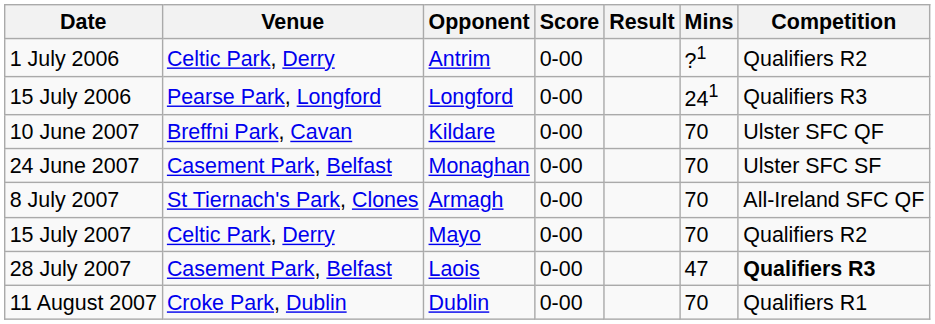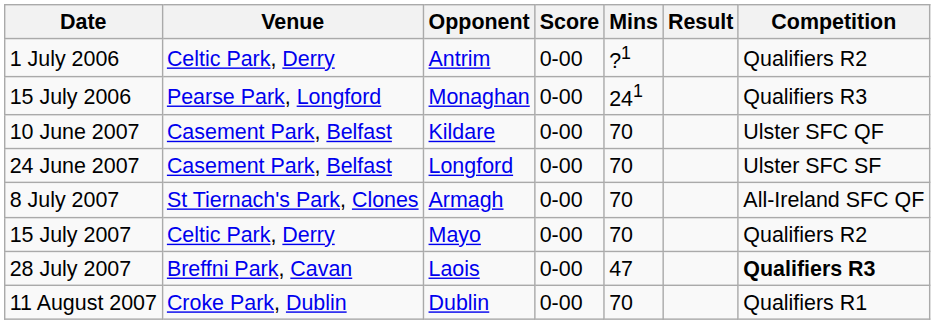columns swapped: (709, 22) <-> (642, 22)
(471, 96) Longford -> (479, 96) Monaghan
(260, 132) Breffni Park, Cavan -> (279, 132) Casement Park, Belfast
(479, 166) Monaghan -> (471, 166) Longford
(279, 268) Casement Park, Belfast -> (260, 268) Breffni Park, Cavan
